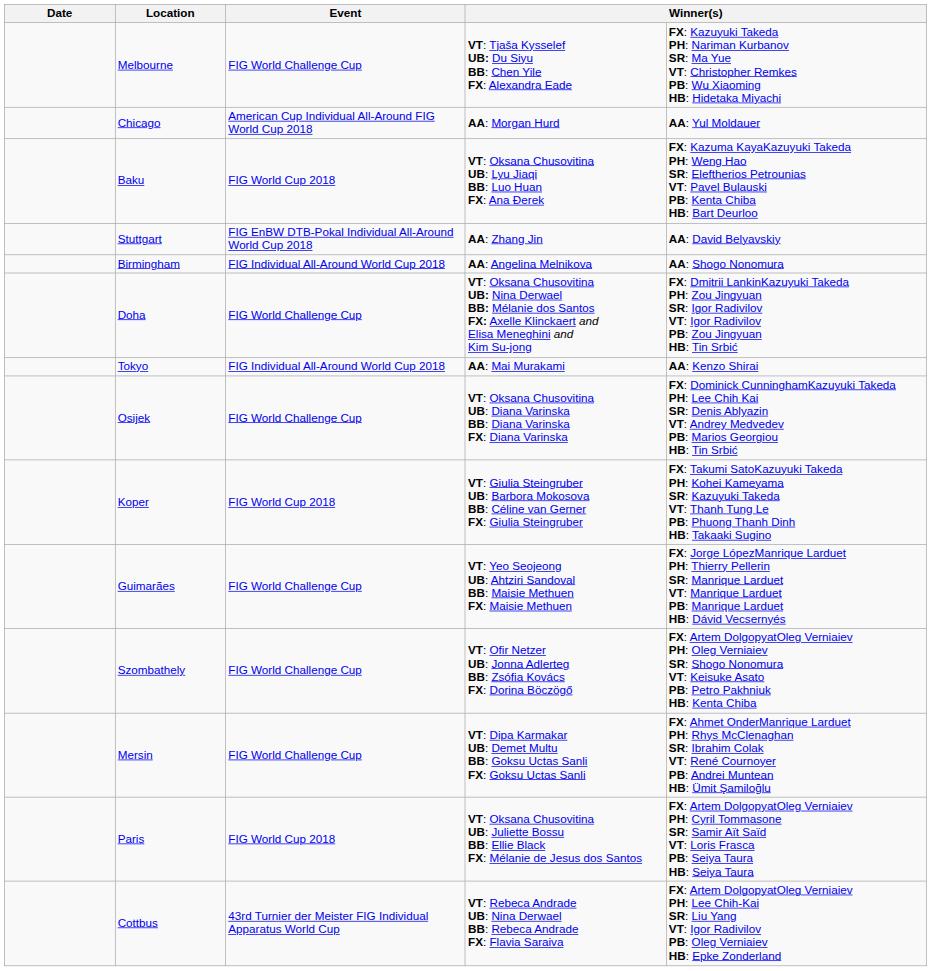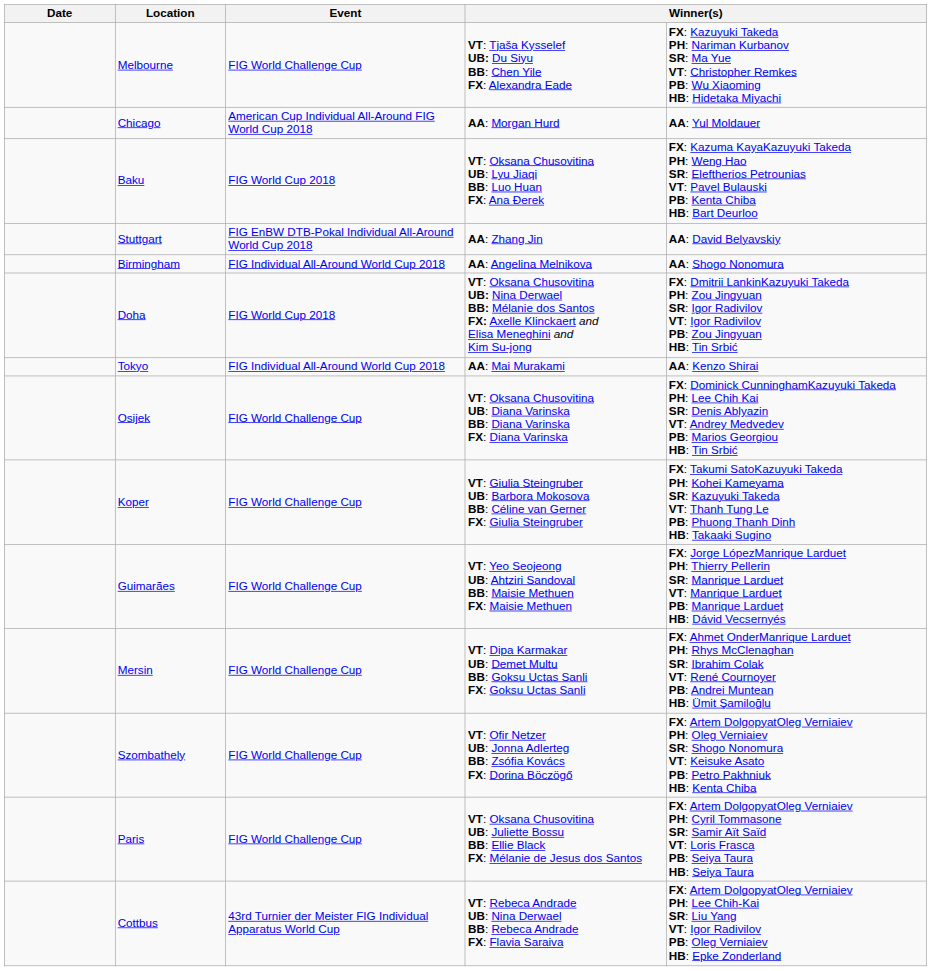(295, 315) FIG World Challenge Cup -> (282, 315) FIG World Cup 2018
(282, 502) FIG World Cup 2018 -> (295, 502) FIG World Challenge Cup
rows swapped: (135, 755) <-> (151, 670)
(282, 839) FIG World Cup 2018 -> (295, 839) FIG World Challenge Cup
